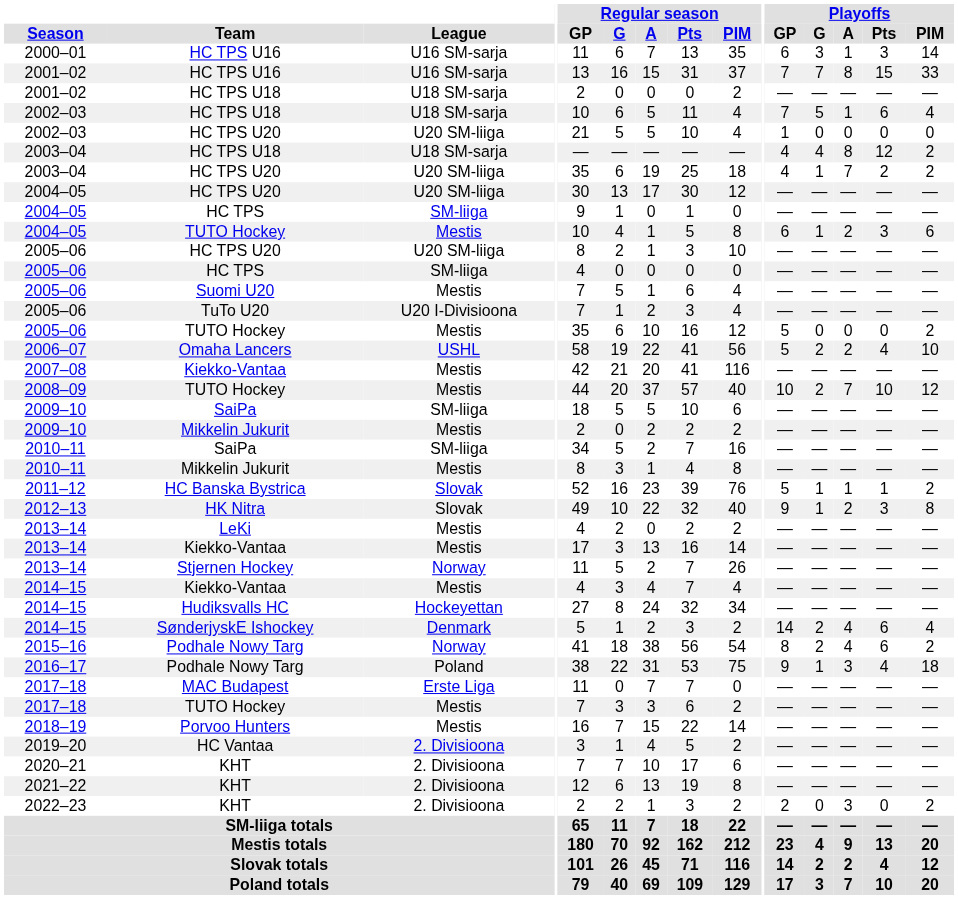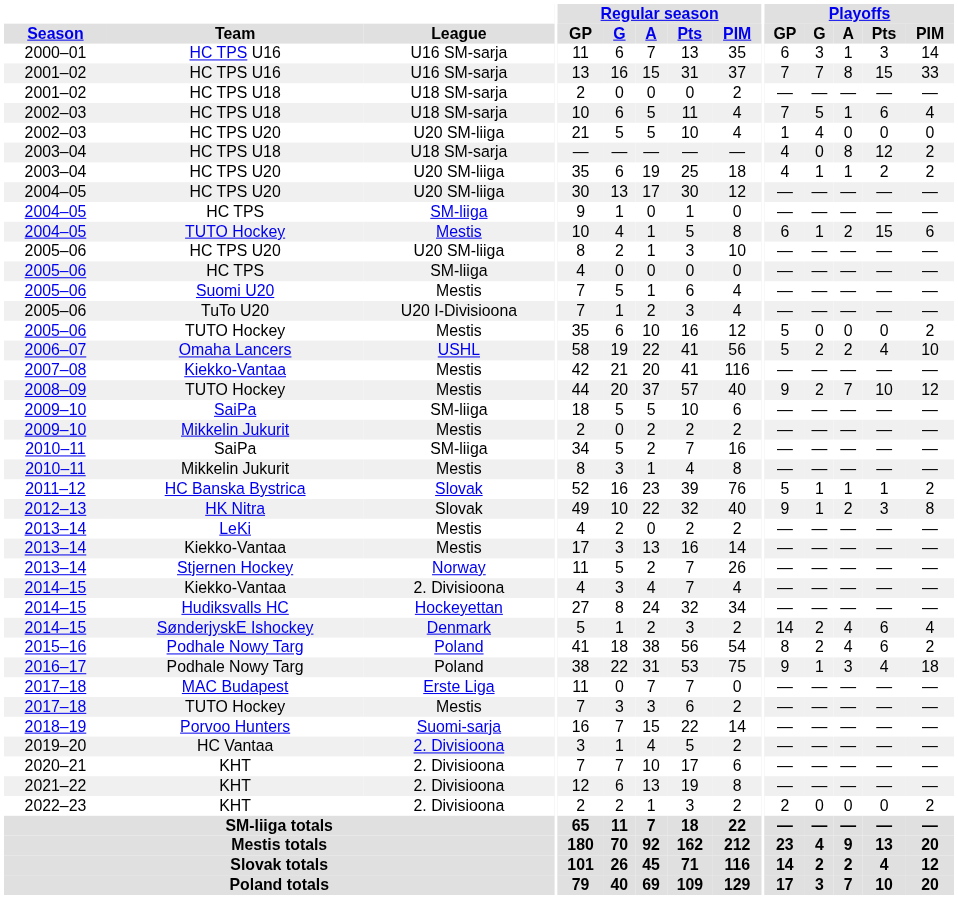(819, 132) 0 -> (819, 132) 4
(819, 152) 4 -> (819, 152) 0
(848, 172) 7 -> (848, 172) 1
(884, 231) 3 -> (884, 231) 15
(785, 390) 10 -> (785, 390) 9
(459, 588) Mestis -> (459, 588) 2. Divisioona
(459, 647) Norway -> (459, 647) Poland
(459, 726) Mestis -> (459, 726) Suomi-sarja
(848, 805) 3 -> (848, 805) 0
